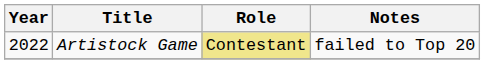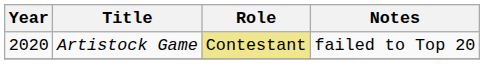(29, 46) 2022 -> (29, 46) 2020
